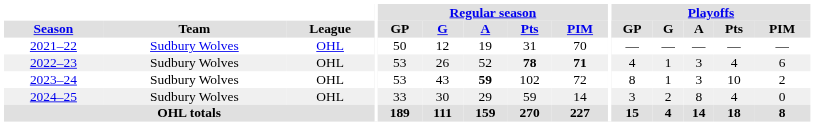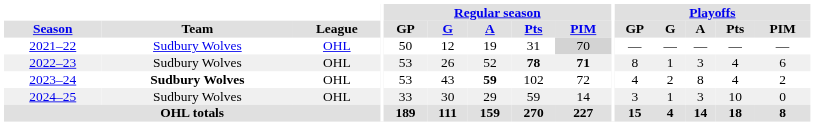(580, 46) no background -> (583, 46) lightgrey background
(632, 62) 4 -> (635, 62) 8
(194, 79) normal -> (197, 79) bold
(632, 79) 8 -> (635, 79) 4
(668, 79) 1 -> (670, 79) 2
(699, 79) 3 -> (700, 79) 8
(734, 79) 10 -> (735, 79) 4
(668, 96) 2 -> (670, 96) 1
(699, 96) 8 -> (700, 96) 3
(734, 96) 4 -> (735, 96) 10
